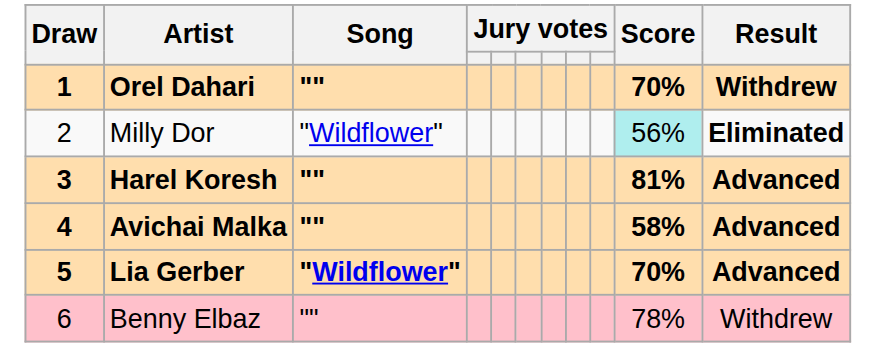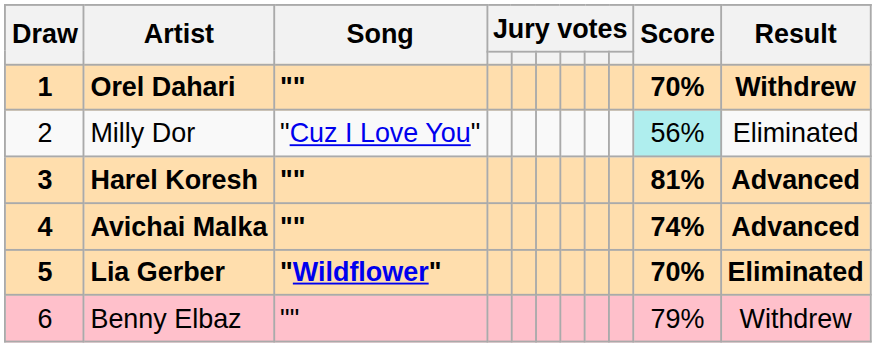(371, 134) "Wildflower" -> (380, 134) "Cuz I Love You"
(776, 134) bold -> (796, 134) normal
(658, 226) 58% -> (678, 226) 74%
(776, 273) Advanced -> (796, 273) Eliminated
(658, 319) 78% -> (678, 319) 79%
